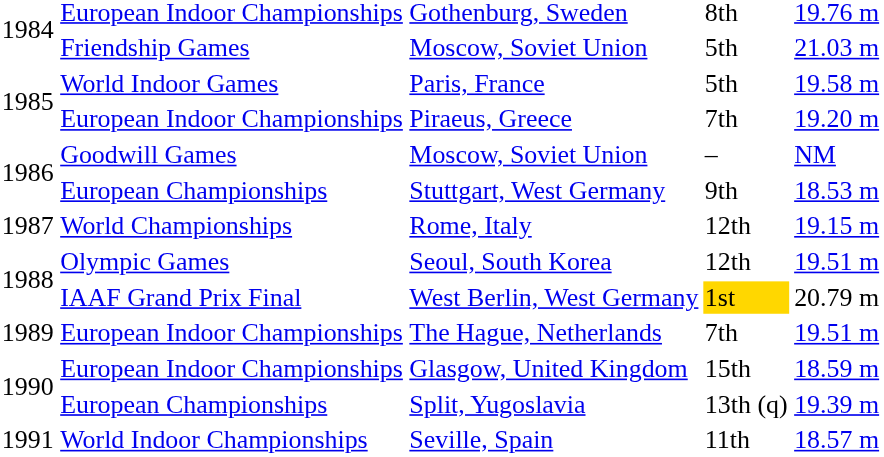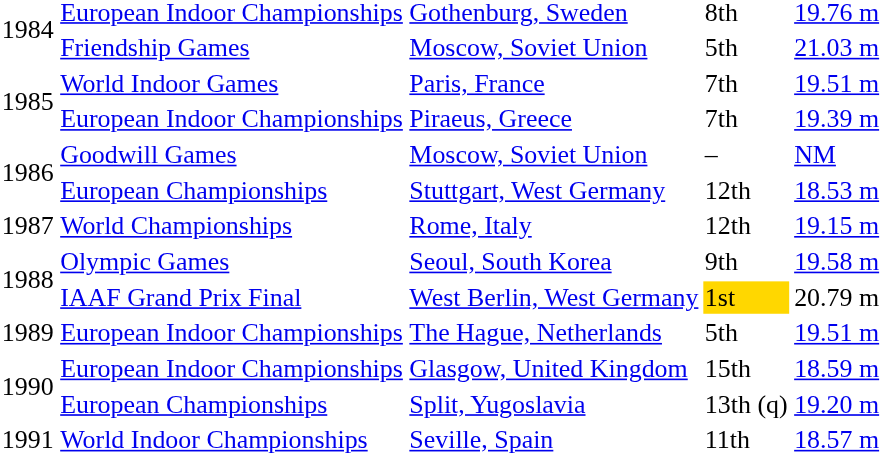(721, 83) 5th -> (721, 83) 7th
(837, 83) 19.58 m -> (837, 83) 19.51 m
(837, 119) 19.20 m -> (837, 119) 19.39 m
(721, 190) 9th -> (728, 190) 12th
(728, 261) 12th -> (721, 261) 9th
(837, 261) 19.51 m -> (837, 261) 19.58 m
(721, 332) 7th -> (721, 332) 5th
(837, 404) 19.39 m -> (837, 404) 19.20 m
